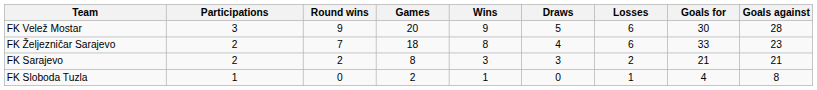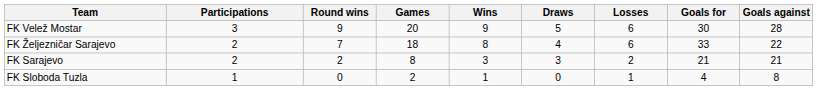(776, 45) 23 -> (776, 45) 22
